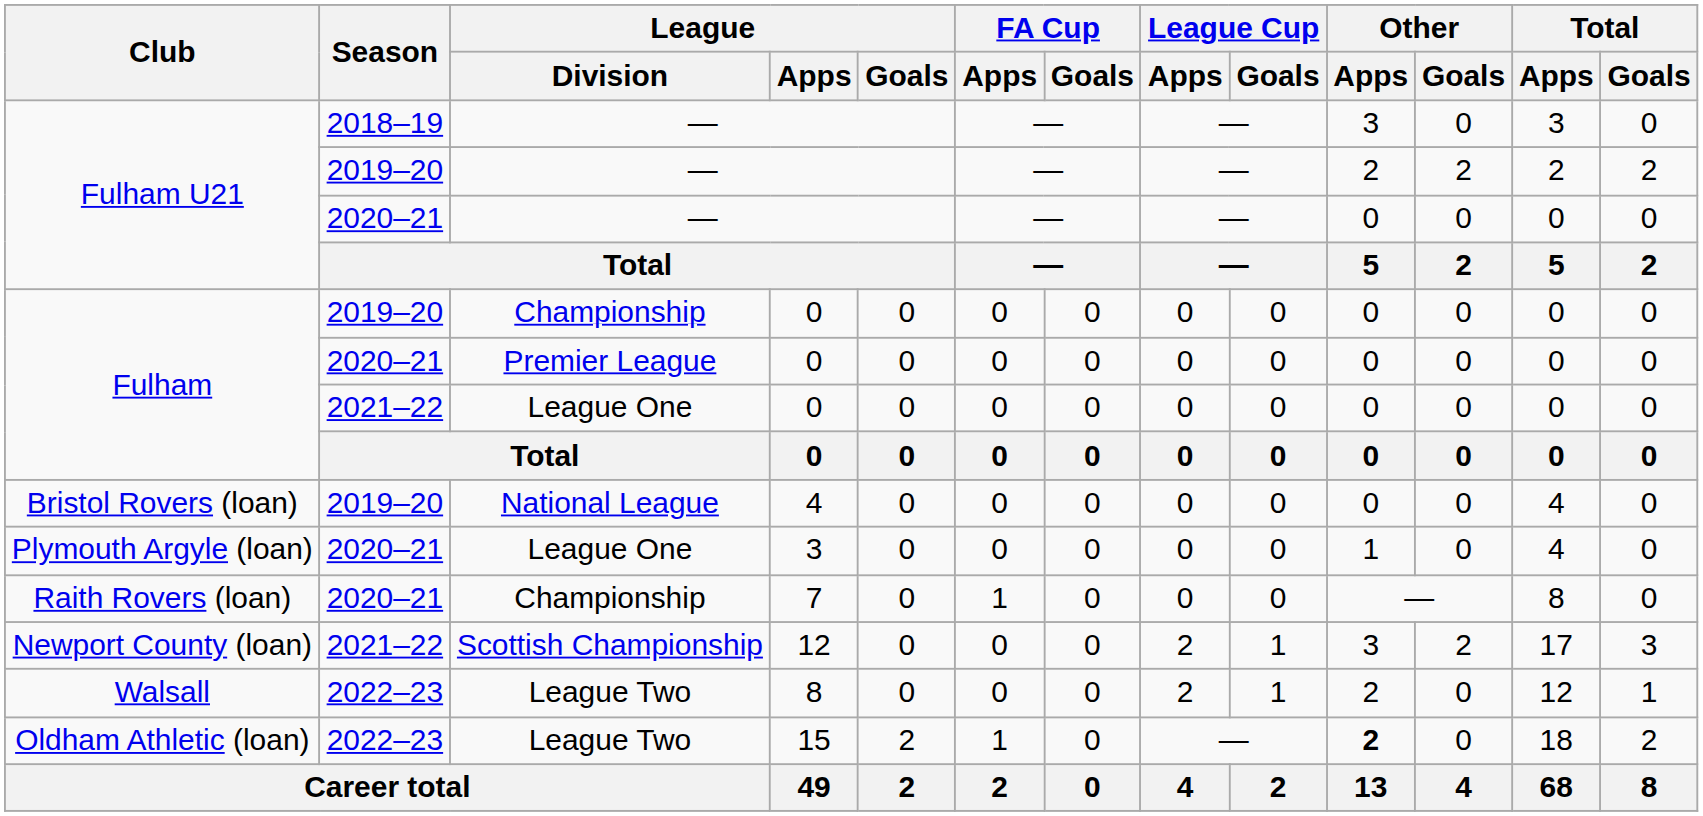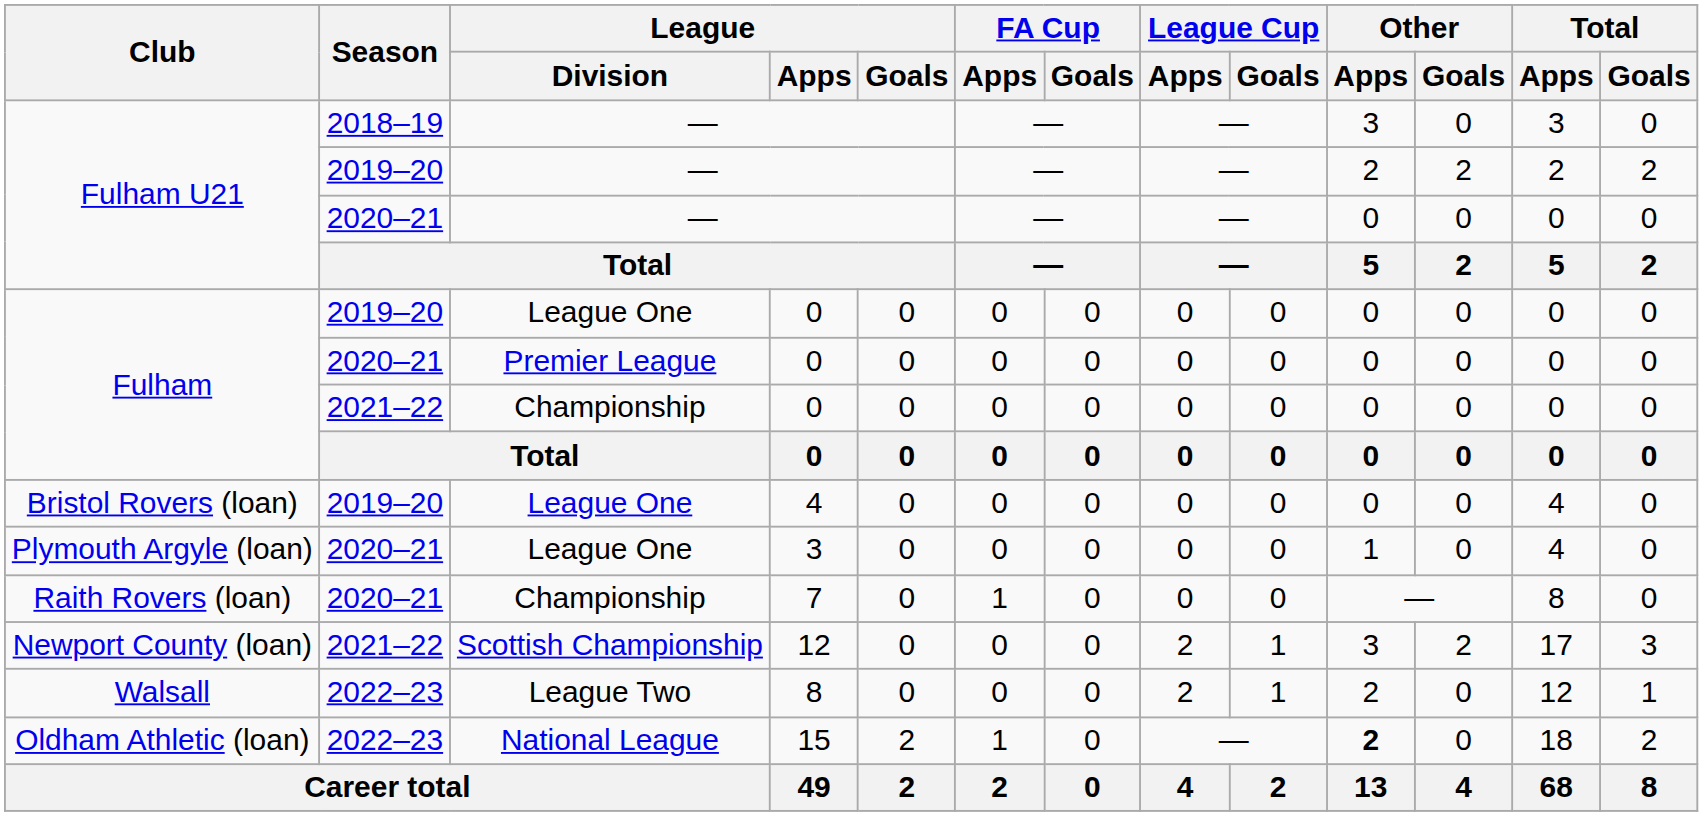(610, 312) Championship -> (610, 312) League One
(610, 407) League One -> (610, 407) Championship
(610, 502) National League -> (610, 502) League One
(610, 739) League Two -> (610, 739) National League
